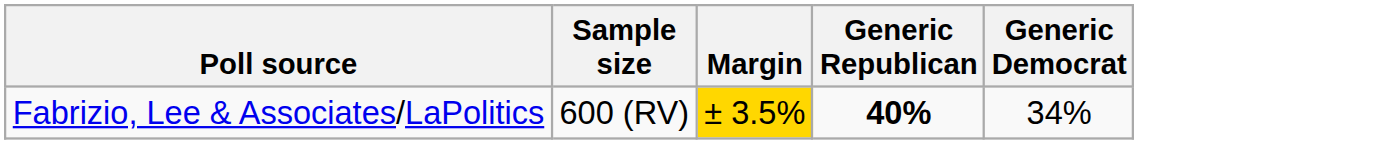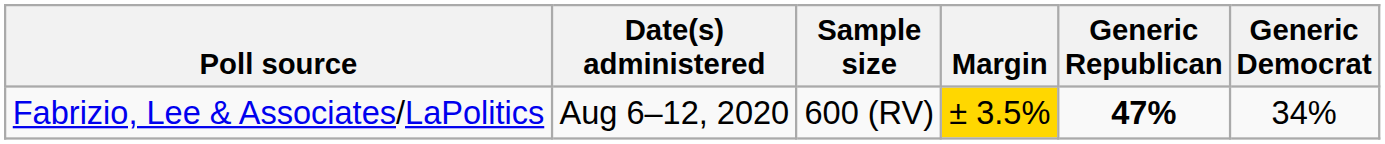+ column: (674, 46)
(899, 113) 40% -> (1144, 113) 47%
